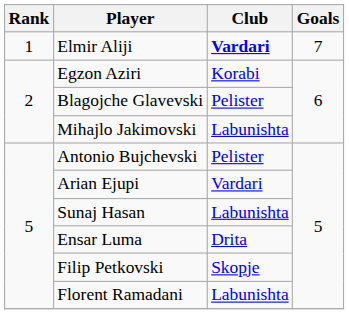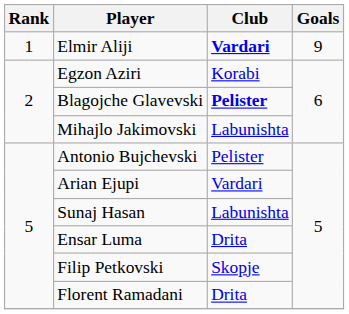(318, 45) 7 -> (318, 45) 9
(237, 101) normal -> (239, 101) bold
(250, 294) Labunishta -> (229, 294) Drita
